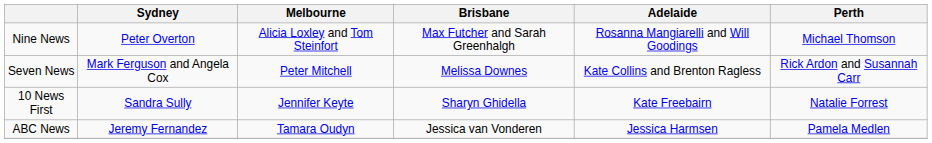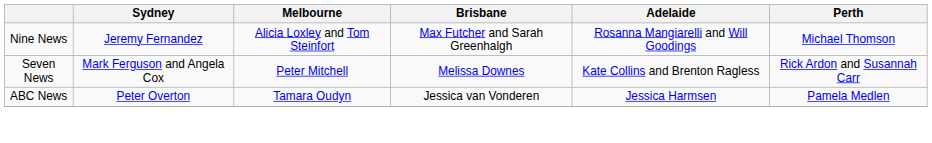(158, 39) Peter Overton -> (153, 39) Jeremy Fernandez
- row: (41, 103)
(158, 128) Jeremy Fernandez -> (153, 96) Peter Overton
